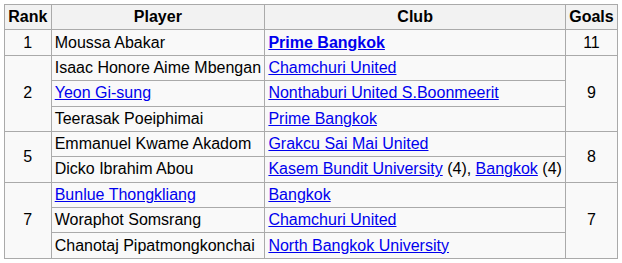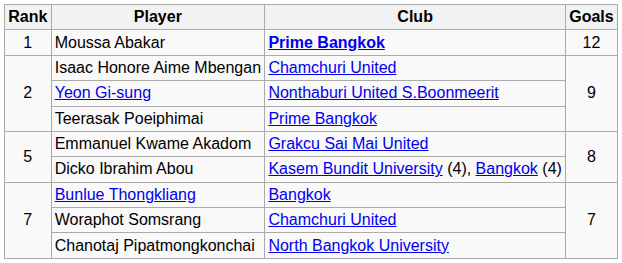(591, 42) 11 -> (591, 42) 12
